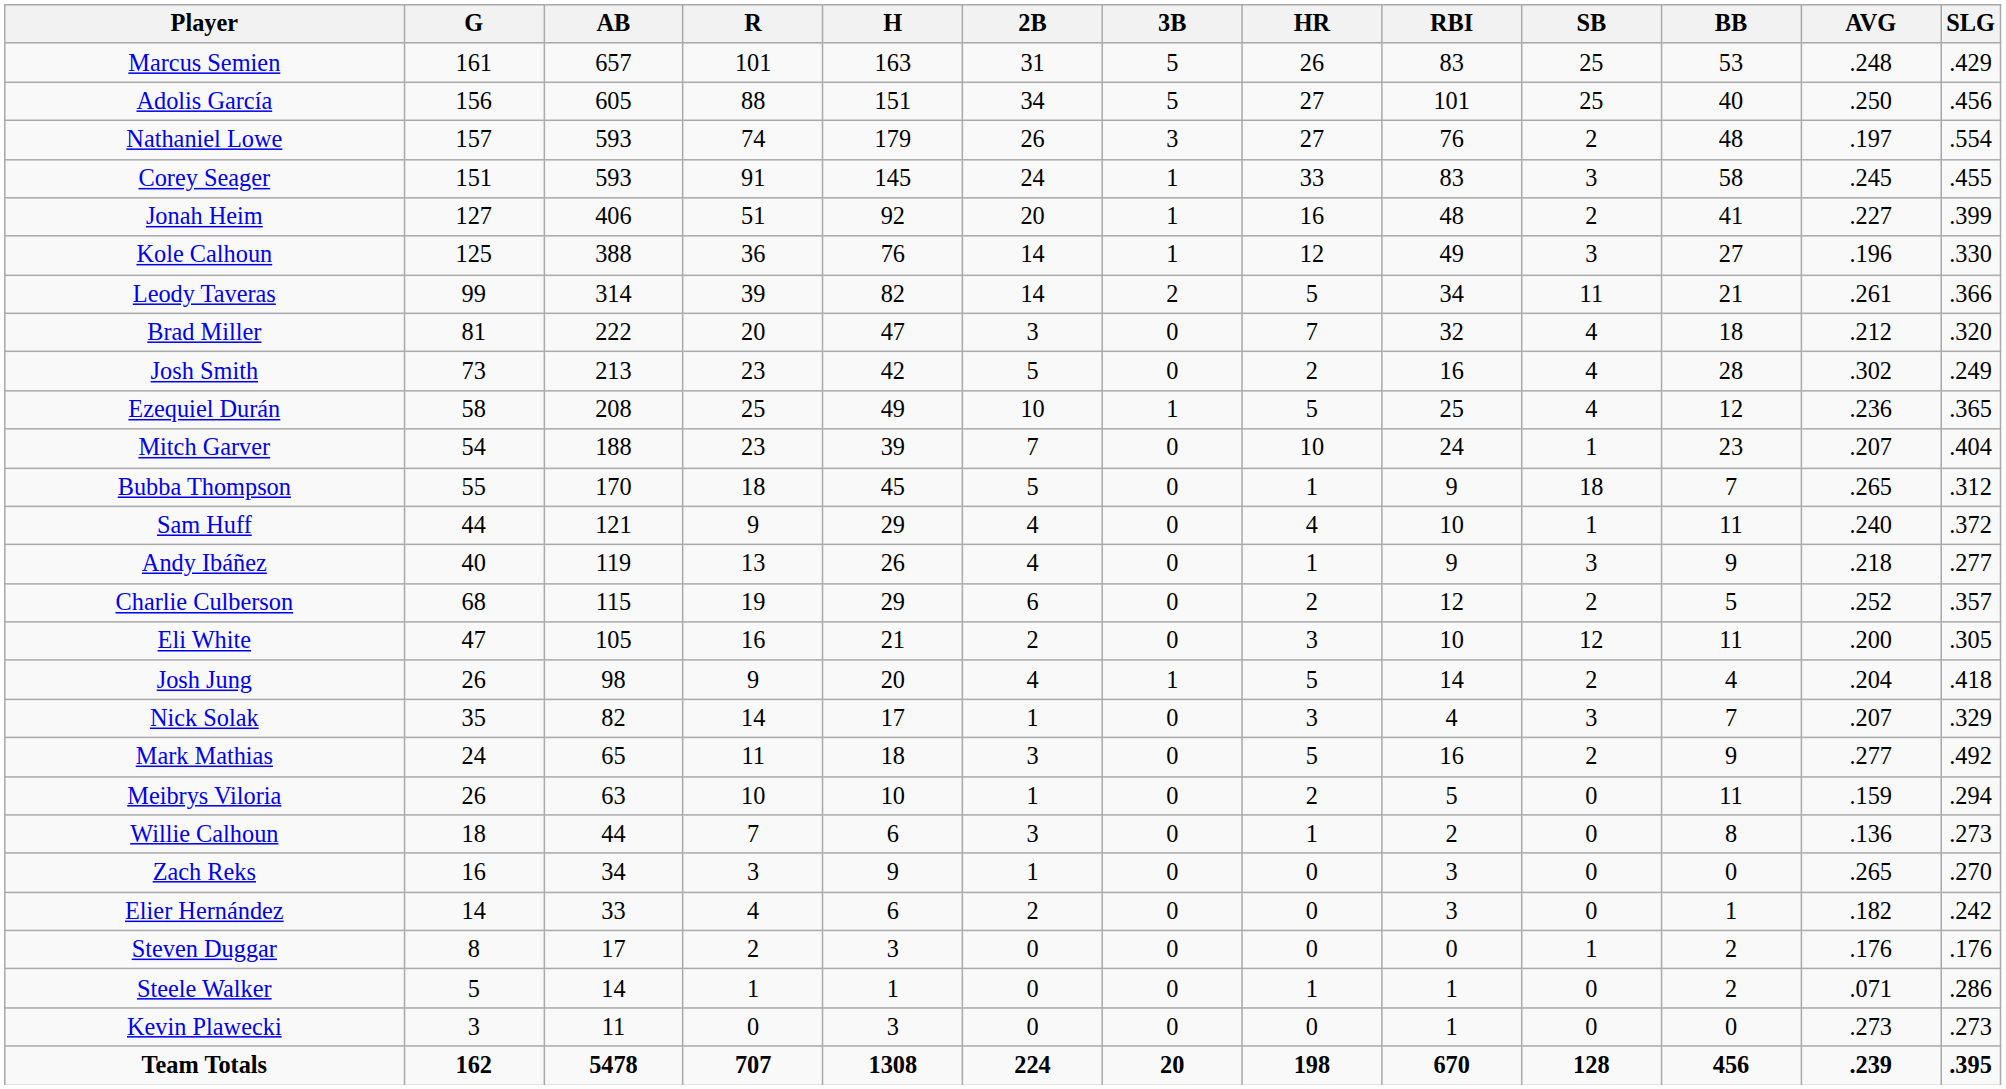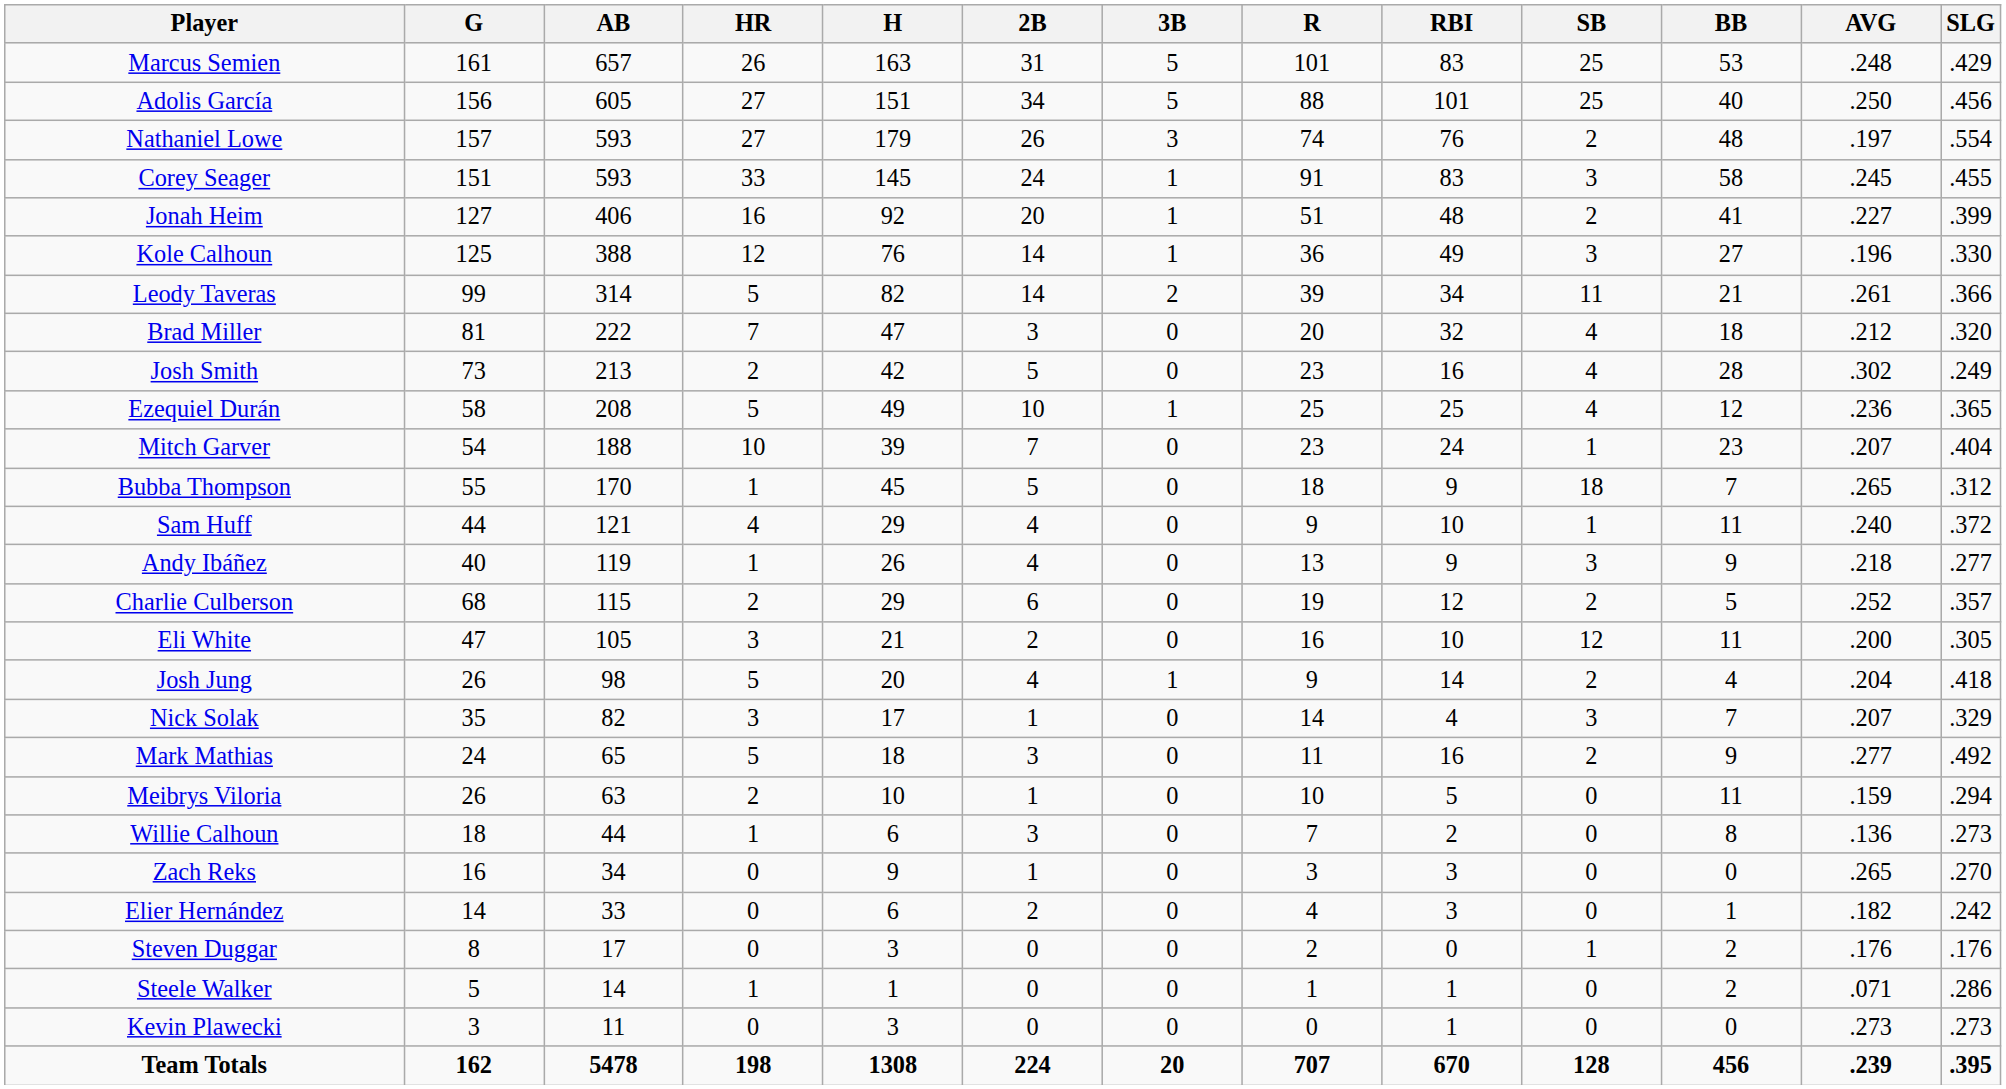columns swapped: (753, 23) <-> (1312, 23)
